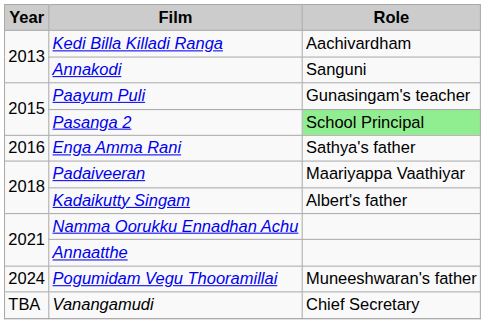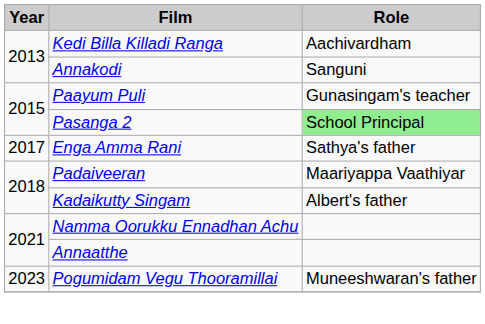(27, 148) 2016 -> (27, 148) 2017
(27, 278) 2024 -> (27, 278) 2023
- row: (103, 305)
